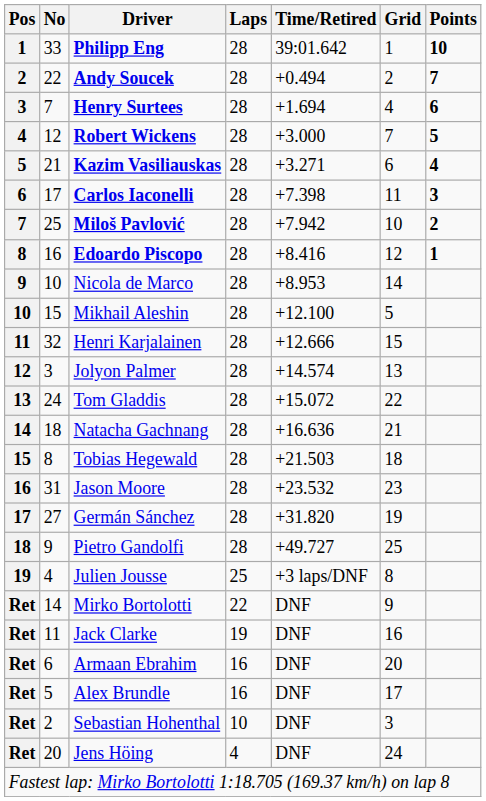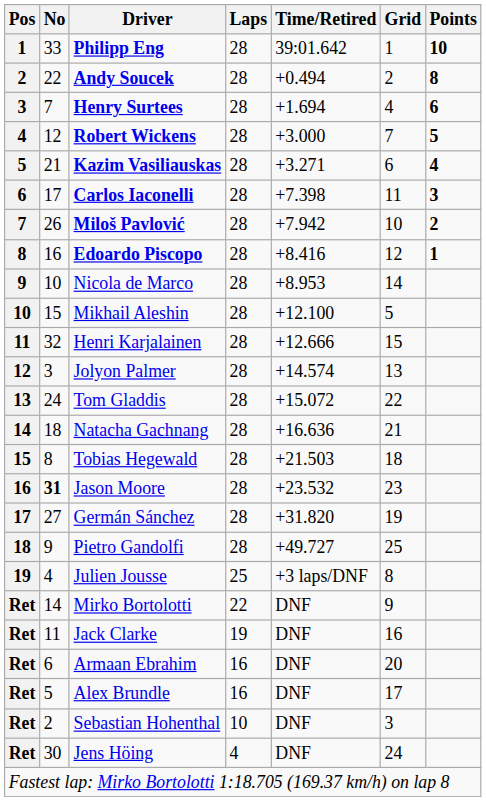(434, 77) 7 -> (434, 77) 8
(53, 224) 25 -> (53, 224) 26
(53, 488) normal -> (53, 488) bold
(53, 752) 20 -> (53, 752) 30
